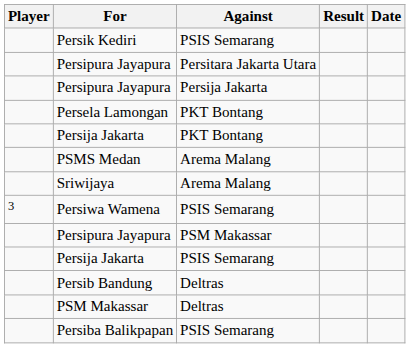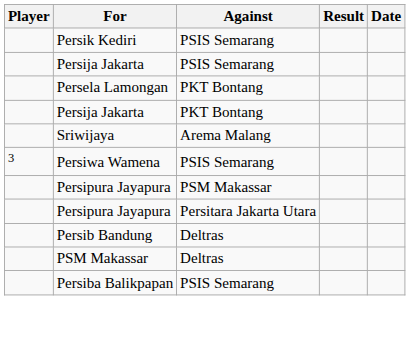rows swapped: (100, 259) <-> (114, 64)
- row: (114, 87)
- row: (99, 159)
